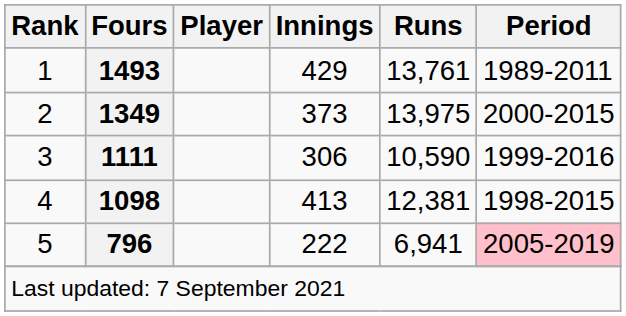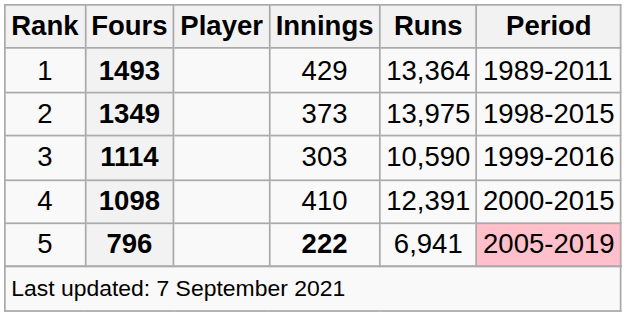(428, 69) 13,761 -> (428, 69) 13,364
(549, 113) 2000-2015 -> (549, 113) 1998-2015
(129, 157) 1111 -> (129, 157) 1114
(325, 157) 306 -> (325, 157) 303
(325, 200) 413 -> (325, 200) 410
(428, 200) 12,381 -> (428, 200) 12,391
(549, 200) 1998-2015 -> (549, 200) 2000-2015
(325, 244) normal -> (325, 244) bold
